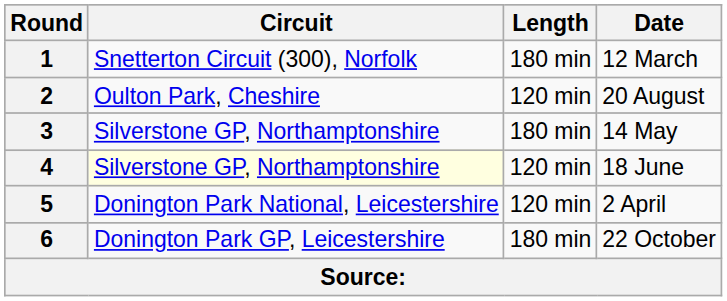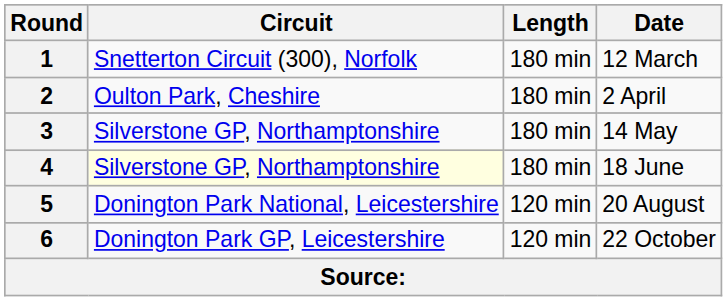(551, 95) 120 min -> (551, 95) 180 min
(653, 95) 20 August -> (634, 95) 2 April
(551, 167) 120 min -> (551, 167) 180 min
(634, 204) 2 April -> (653, 204) 20 August
(551, 240) 180 min -> (551, 240) 120 min
